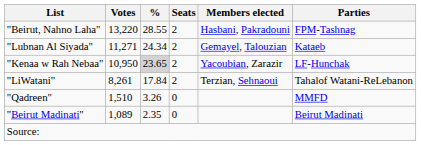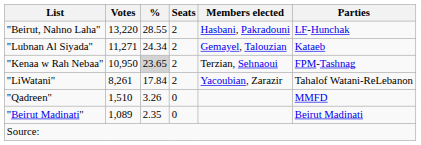(325, 30) FPM-Tashnag -> (322, 30) LF-Hunchak
(241, 64) Yacoubian, Zarazir -> (239, 64) Terzian, Sehnaoui
(322, 64) LF-Hunchak -> (325, 64) FPM-Tashnag
(239, 81) Terzian, Sehnaoui -> (241, 81) Yacoubian, Zarazir
